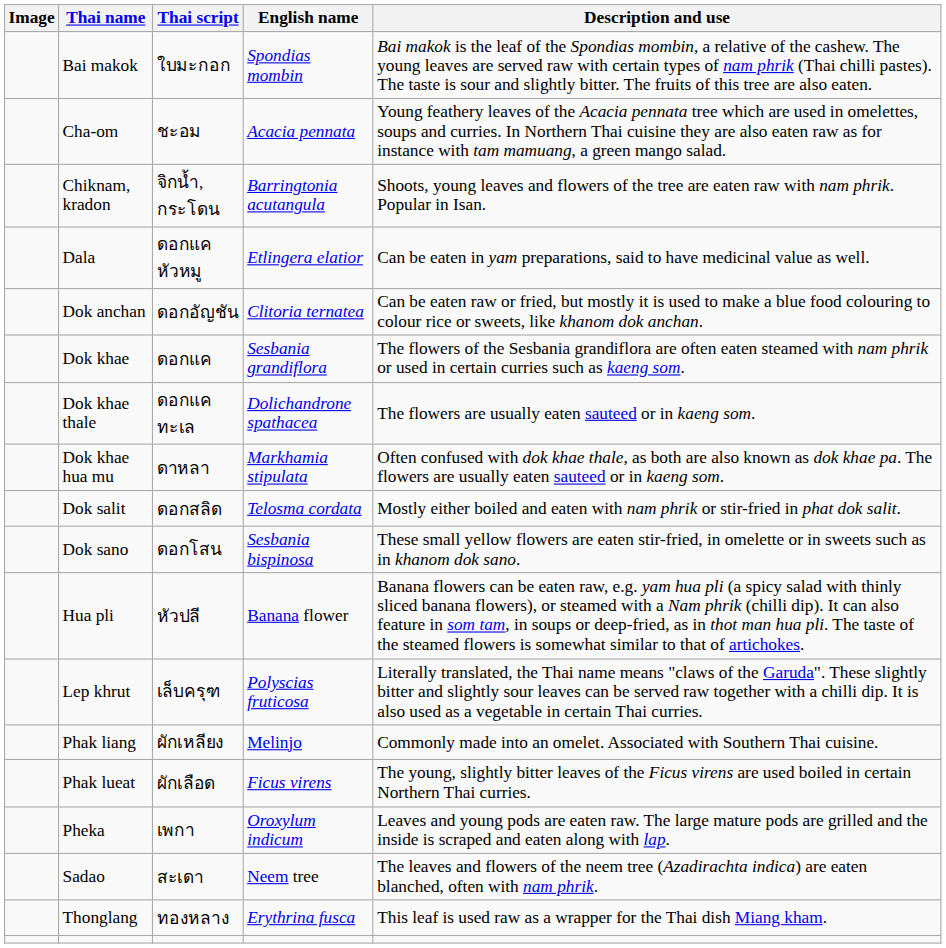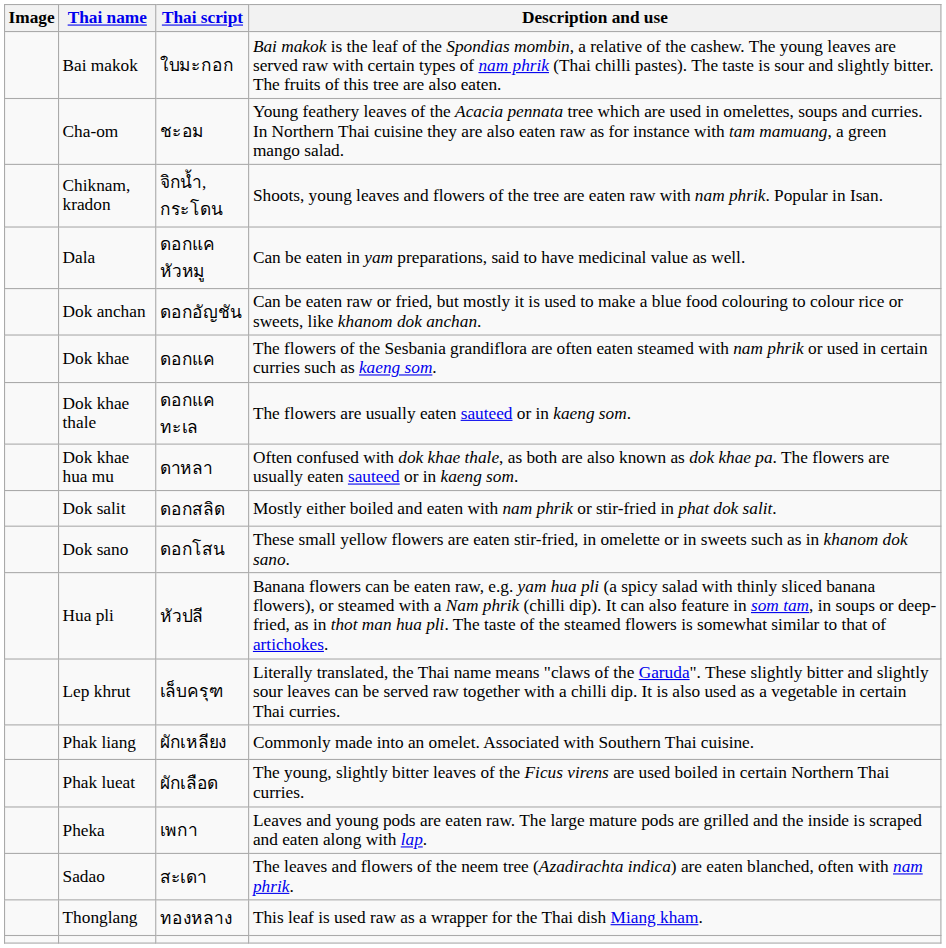- column: (308, 18)
